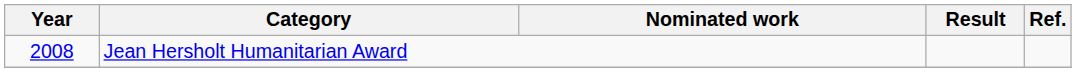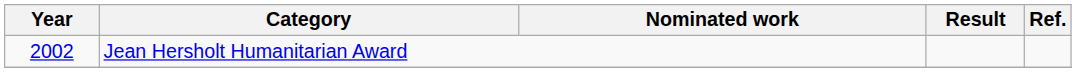(52, 51) 2008 -> (52, 51) 2002
